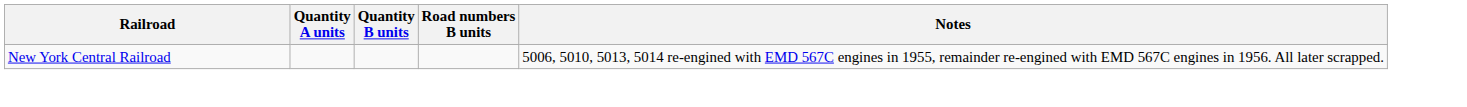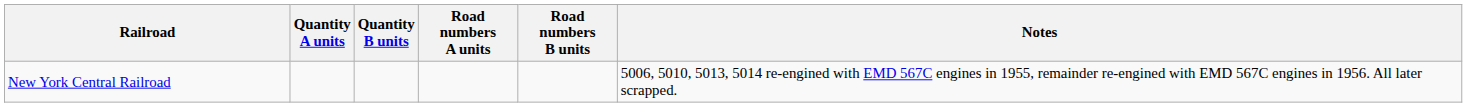+ column: (468, 33)
